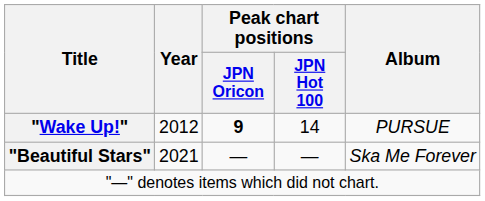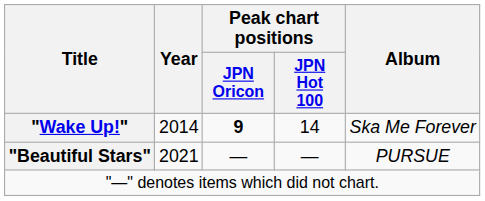(179, 127) 2012 -> (179, 127) 2014
(413, 127) PURSUE -> (413, 127) Ska Me Forever
(413, 155) Ska Me Forever -> (413, 155) PURSUE
